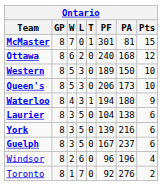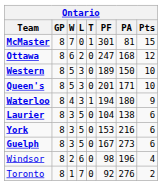(106, 56) 240 -> (106, 56) 247
(106, 86) 206 -> (106, 86) 201
(127, 86) 173 -> (127, 86) 171
(106, 130) 139 -> (106, 130) 153
(127, 144) 237 -> (127, 144) 273
(109, 159) 96 -> (109, 159) 98
